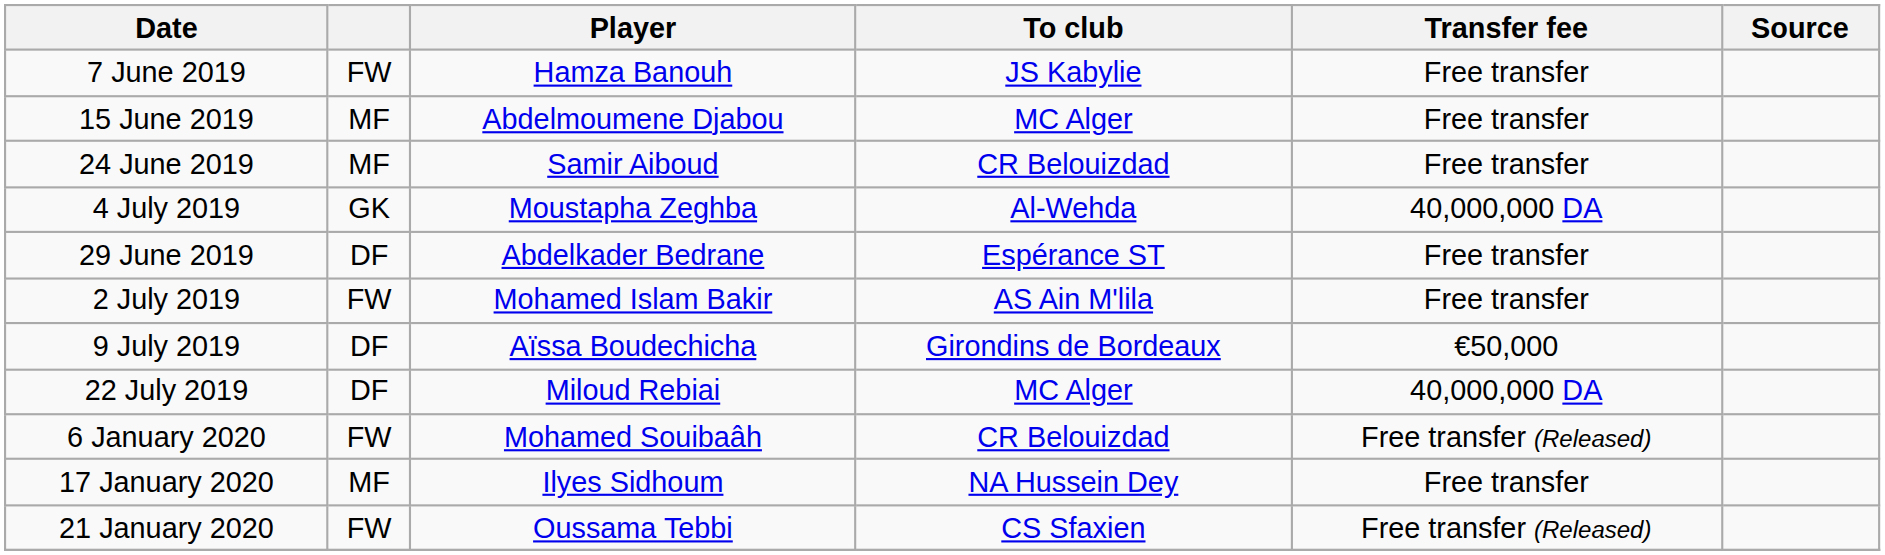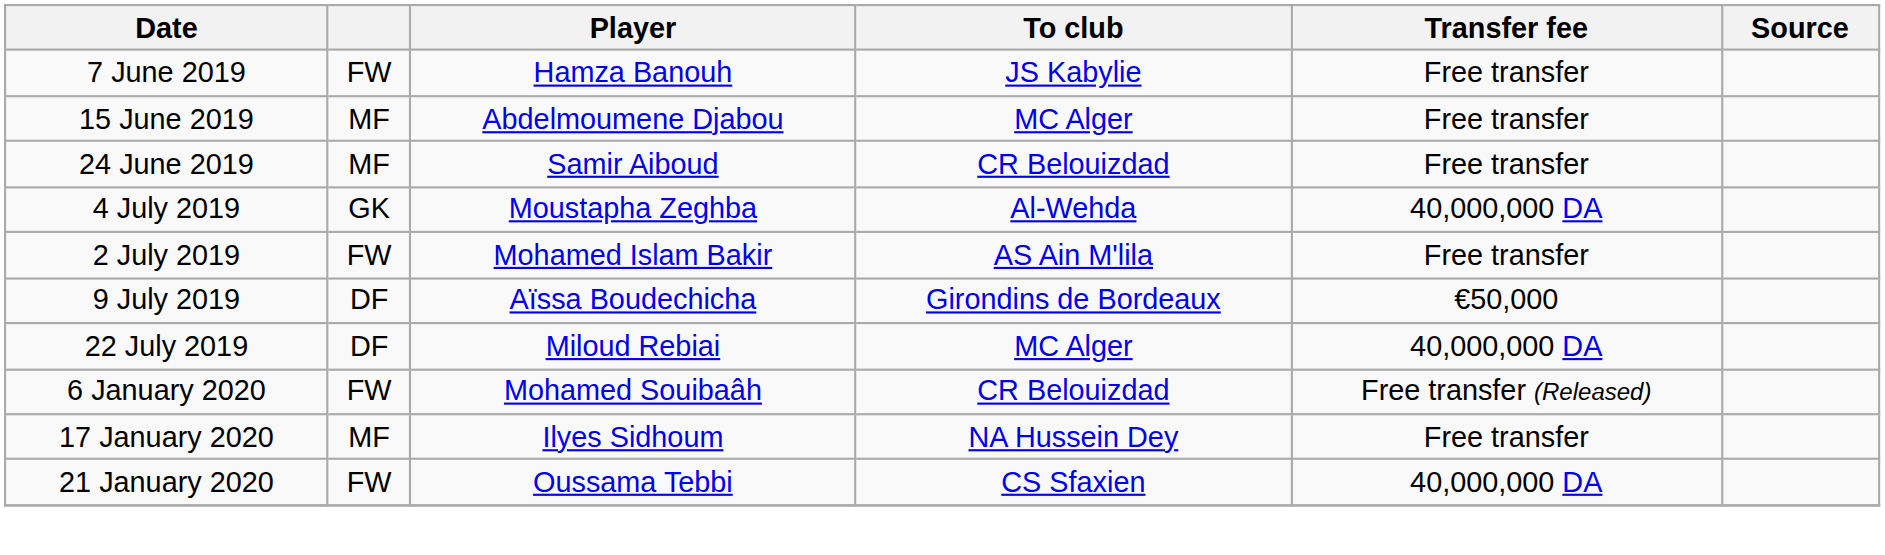- row: (166, 255)
(1506, 527) Free transfer (Released) -> (1506, 482) 40,000,000 DA
